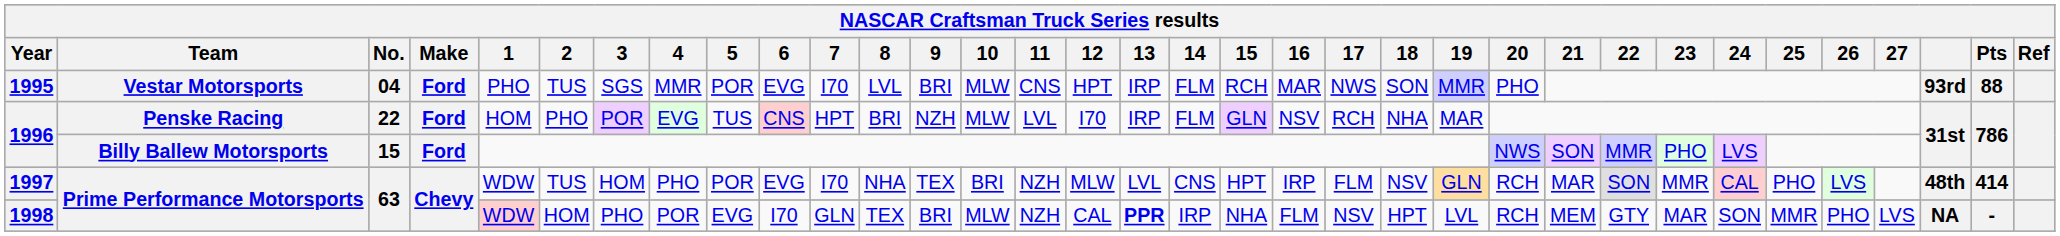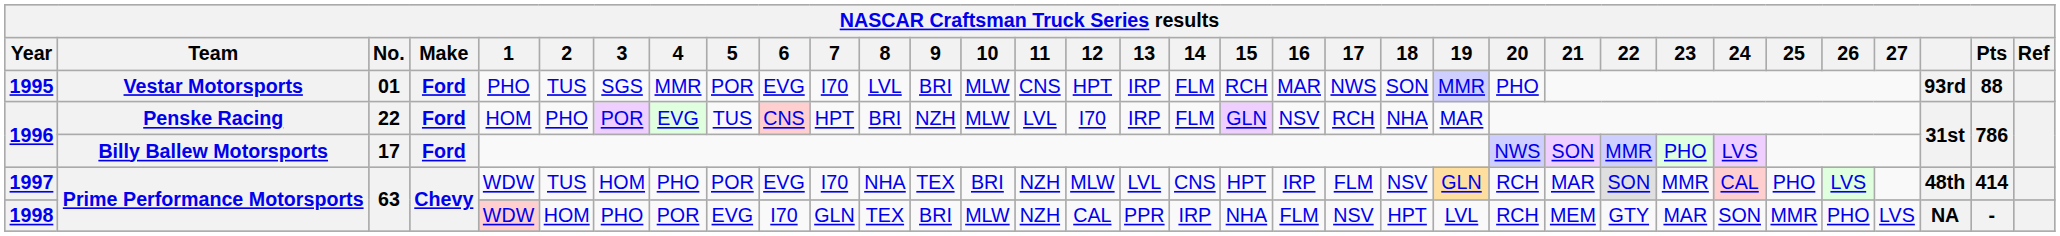(389, 86) 04 -> (389, 86) 01
(389, 151) 15 -> (389, 151) 17
(1144, 216) bold -> (1144, 216) normal
